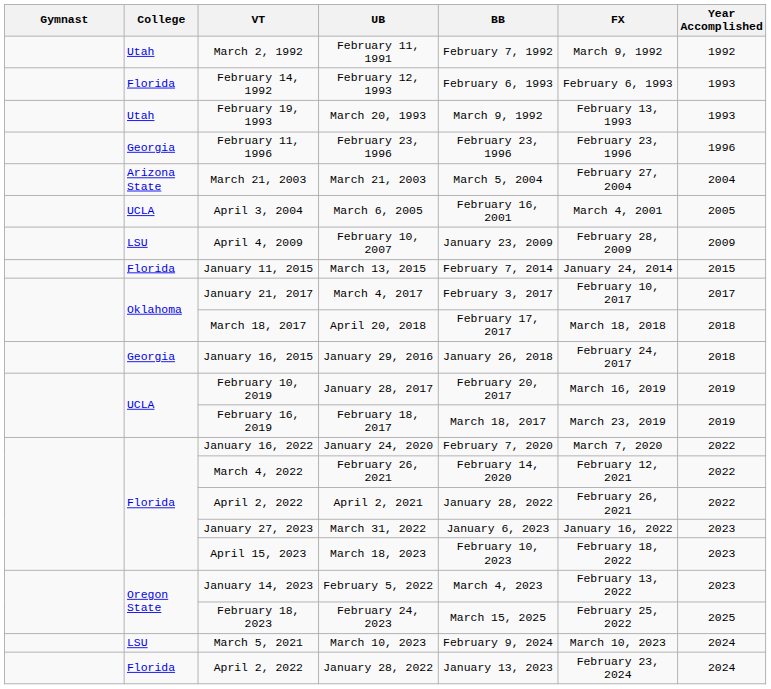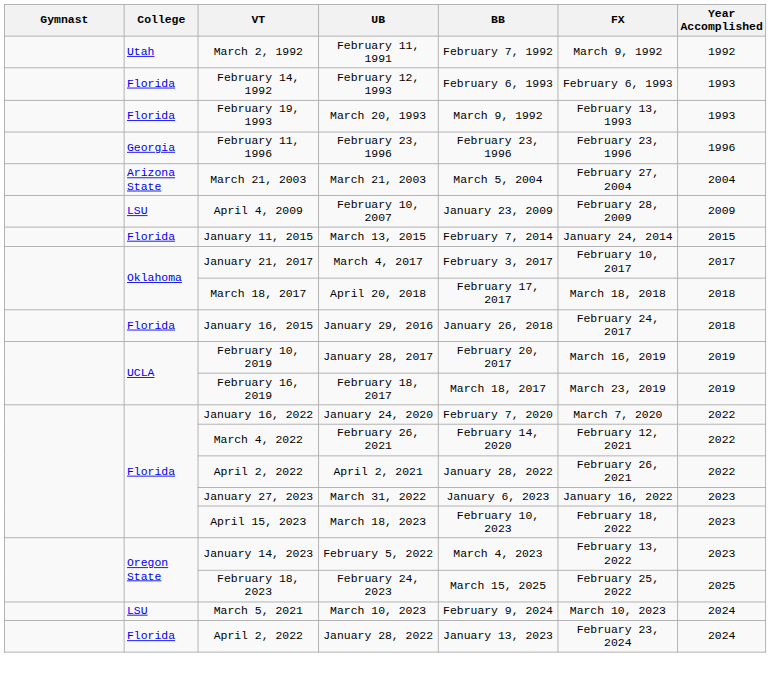(141, 116) Utah -> (151, 116) Florida
- row: (378, 211)
(151, 357) Georgia -> (151, 326) Florida
